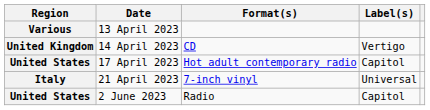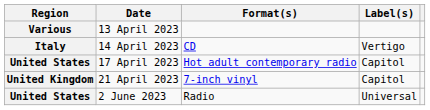(50, 46) United Kingdom -> (50, 46) Italy
(50, 80) Italy -> (50, 80) United Kingdom
(389, 80) Universal -> (383, 80) Capitol
(383, 96) Capitol -> (389, 96) Universal
